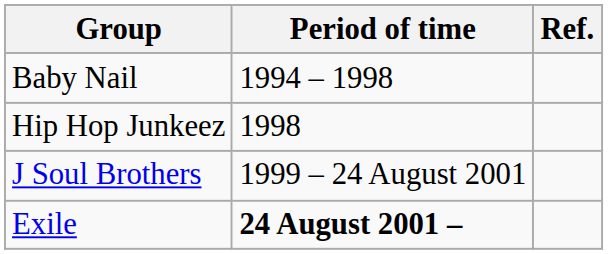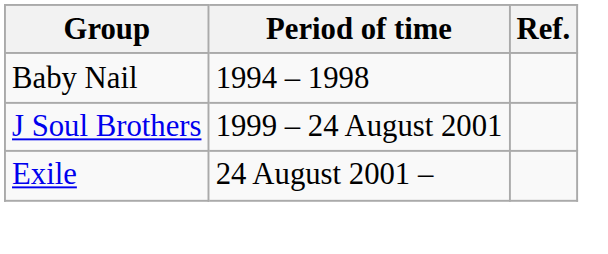- row: (119, 126)
(351, 223) bold -> (324, 175) normal
